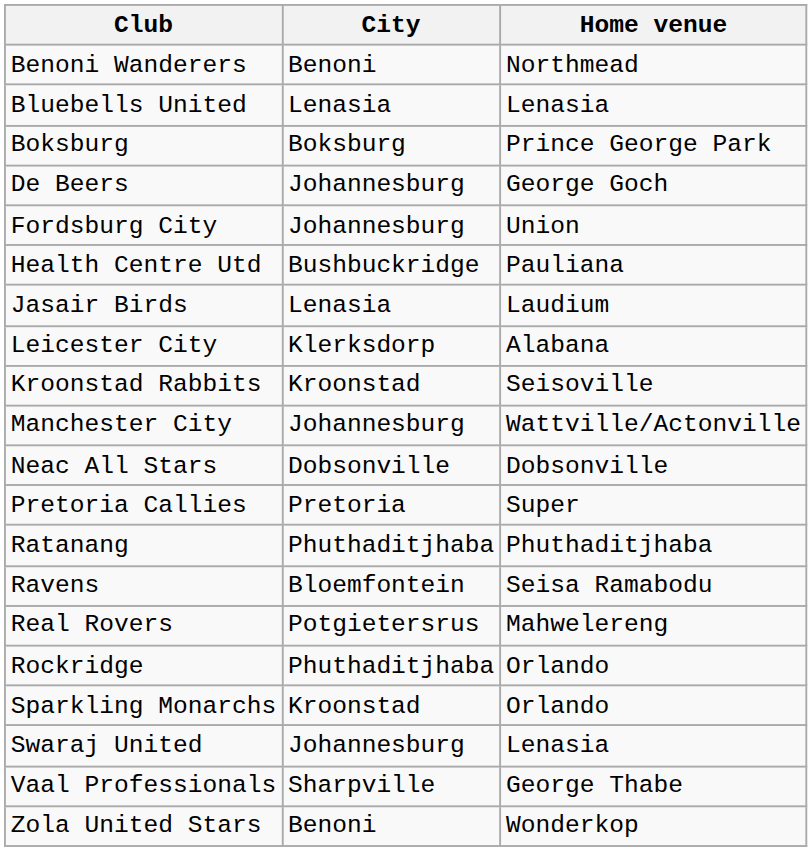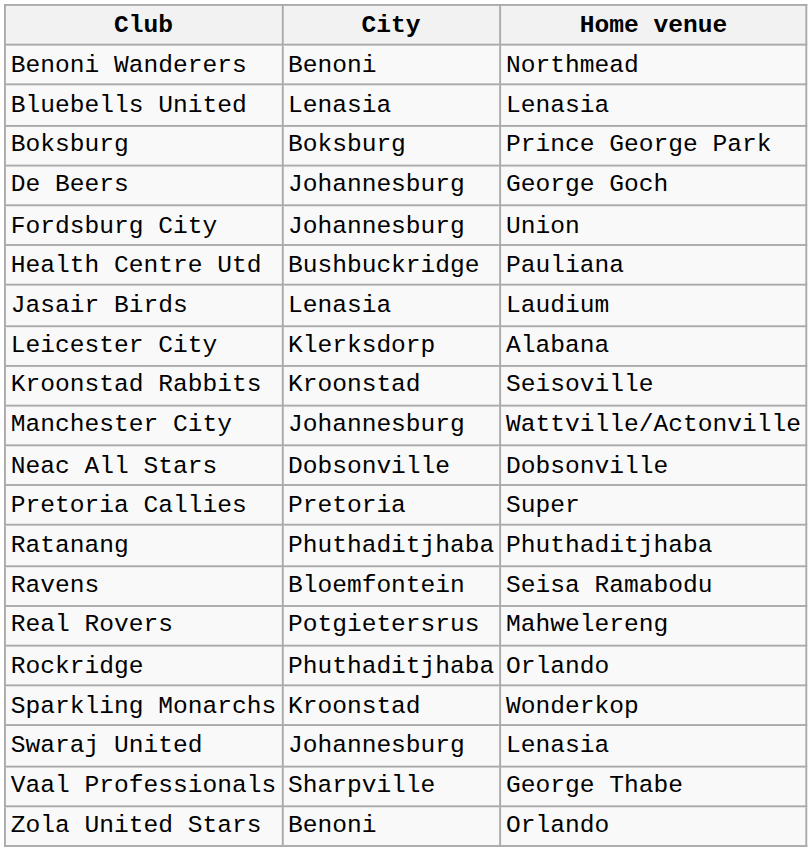(558, 706) Orlando -> (572, 706) Wonderkop
(572, 826) Wonderkop -> (558, 826) Orlando
